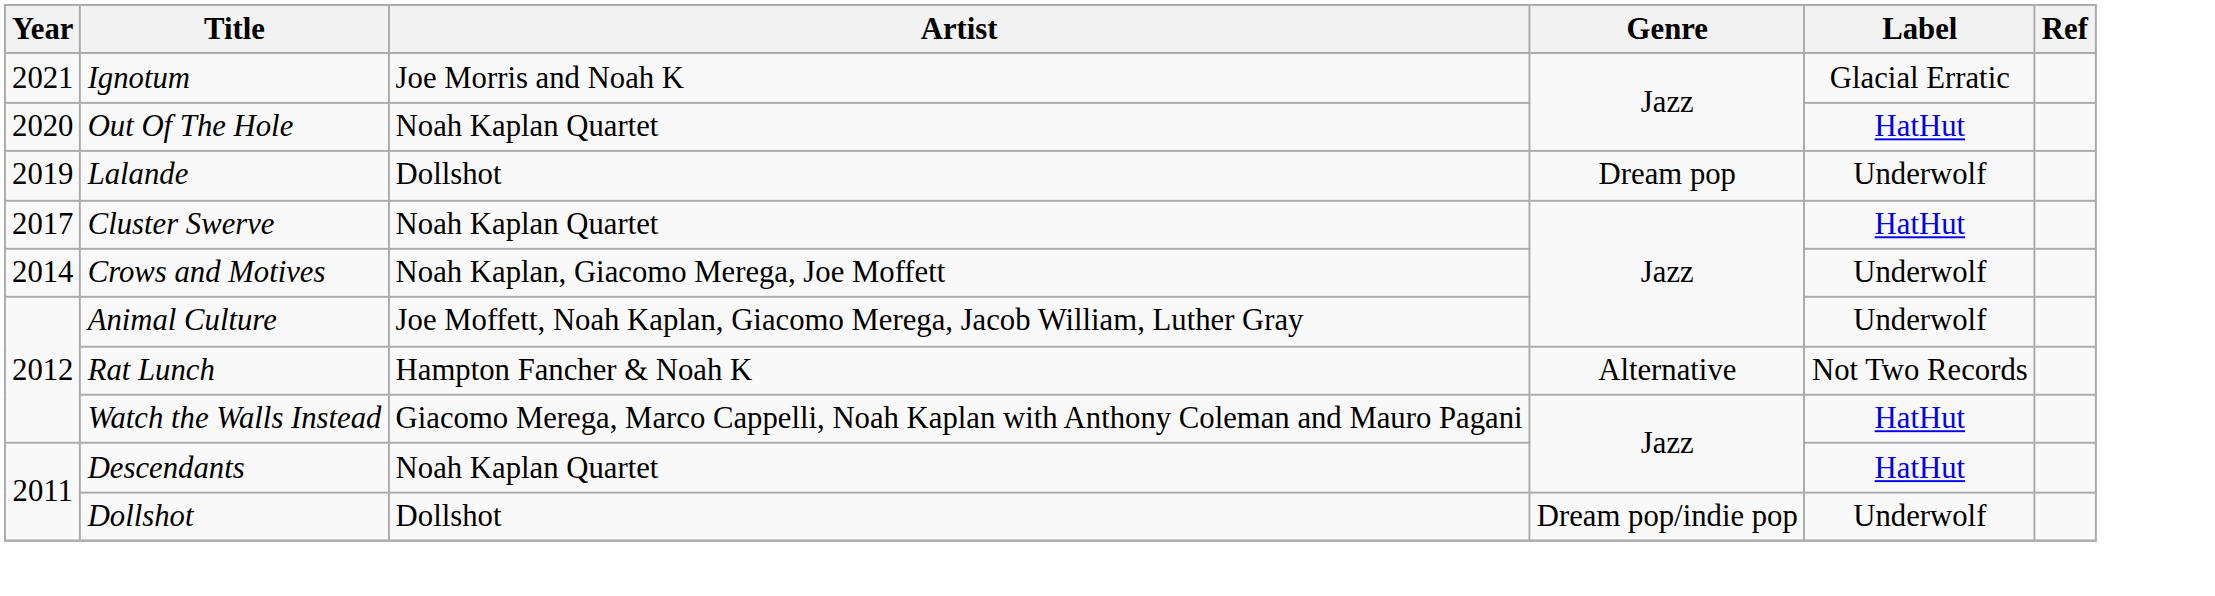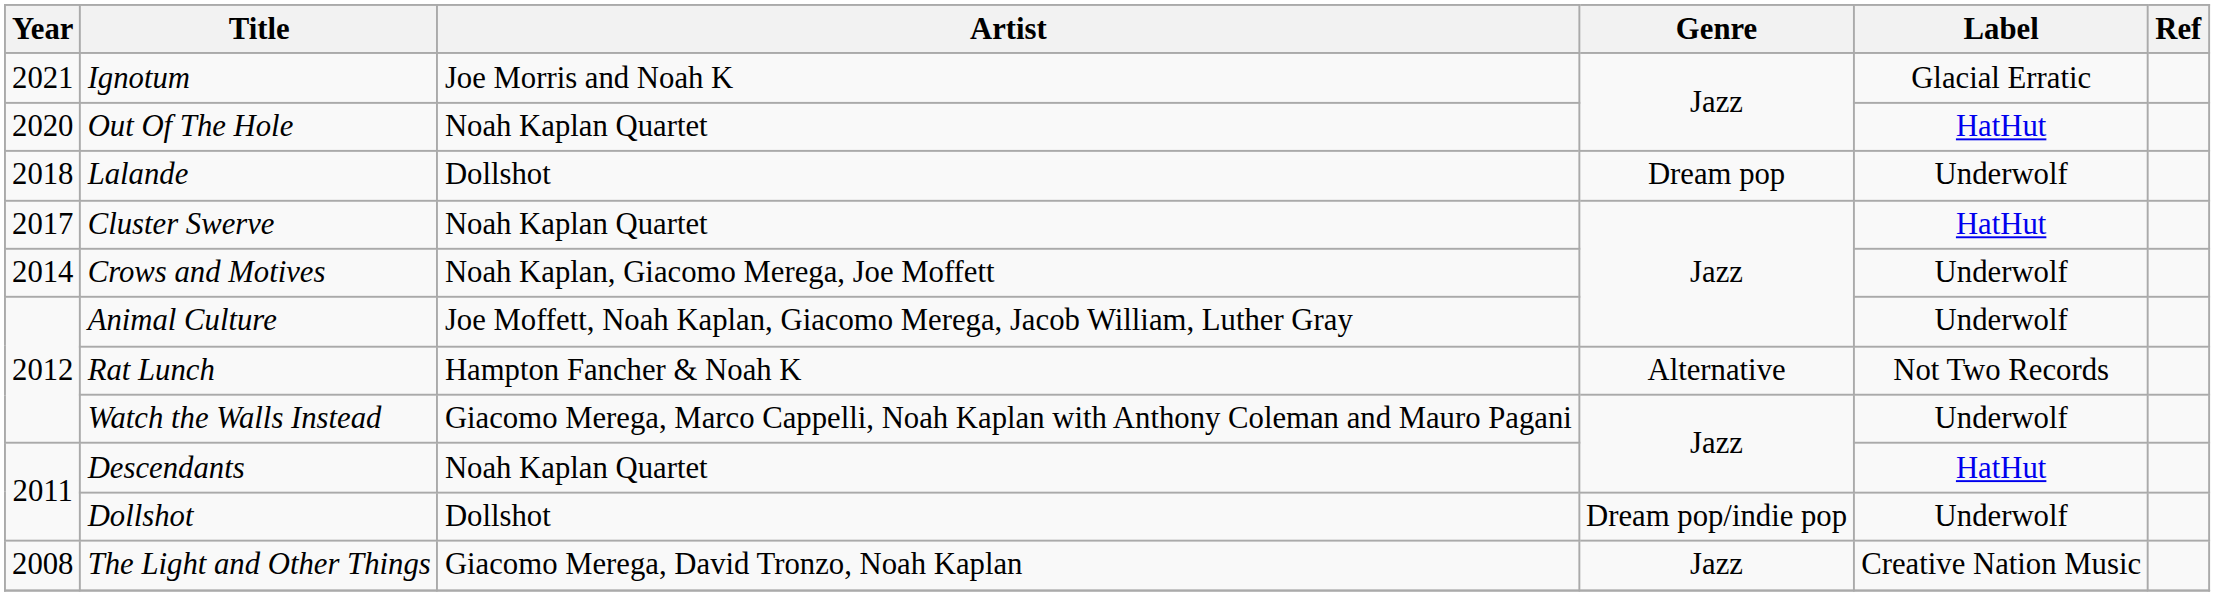(43, 175) 2019 -> (43, 175) 2018
(1920, 418) HatHut -> (2001, 418) Underwolf
+ row: (259, 564)
